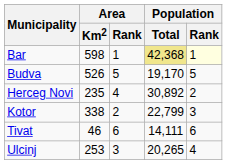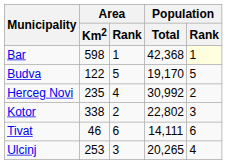(166, 55) khaki background -> (166, 55) no background
(94, 74) 526 -> (94, 74) 122
(166, 93) 30,892 -> (166, 93) 30,992
(166, 112) 22,799 -> (166, 112) 22,802
